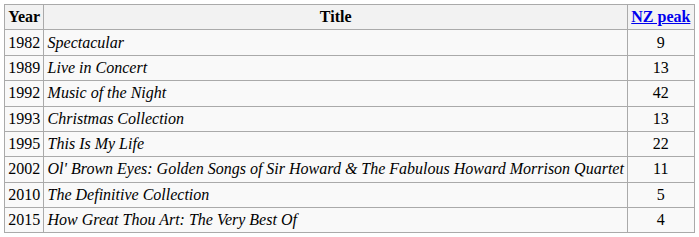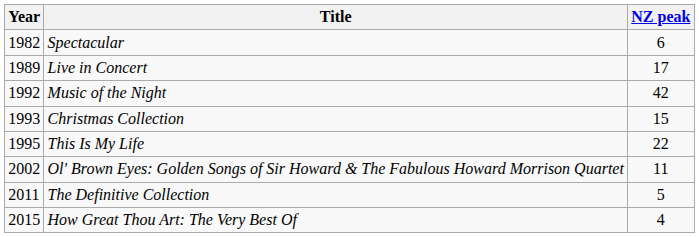(661, 42) 9 -> (661, 42) 6
(661, 67) 13 -> (661, 67) 17
(661, 118) 13 -> (661, 118) 15
(24, 194) 2010 -> (24, 194) 2011
